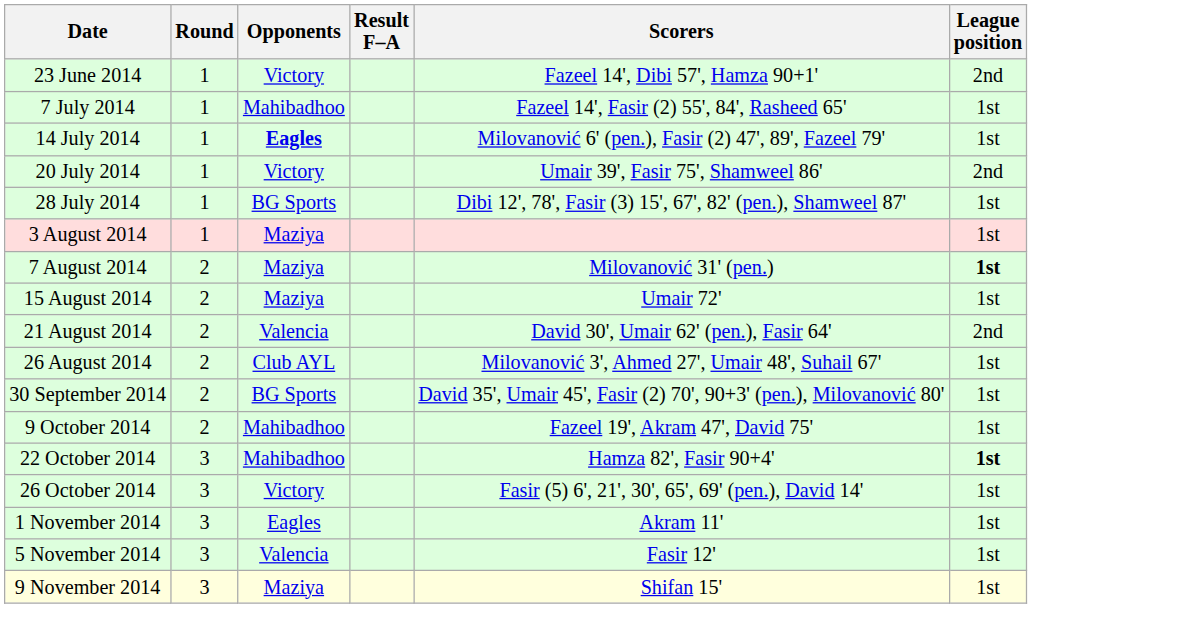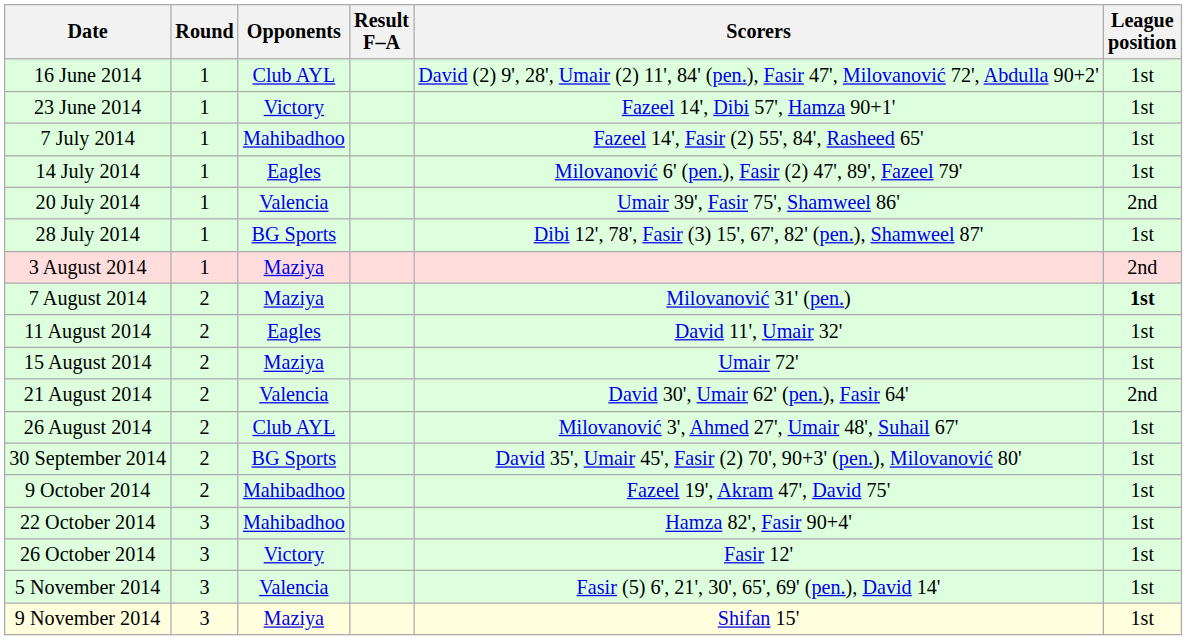+ row: (88, 75)
(988, 75) 2nd -> (1142, 107) 1st
(294, 139) bold -> (294, 171) normal
(294, 171) Victory -> (294, 203) Valencia
(988, 235) 1st -> (1142, 266) 2nd
+ row: (88, 330)
(988, 458) bold -> (1142, 522) normal
(681, 490) Fasir (5) 6', 21', 30', 65', 69' (pen.), David 14' -> (759, 554) Fasir 12'
- row: (88, 522)
(681, 554) Fasir 12' -> (759, 586) Fasir (5) 6', 21', 30', 65', 69' (pen.), David 14'
